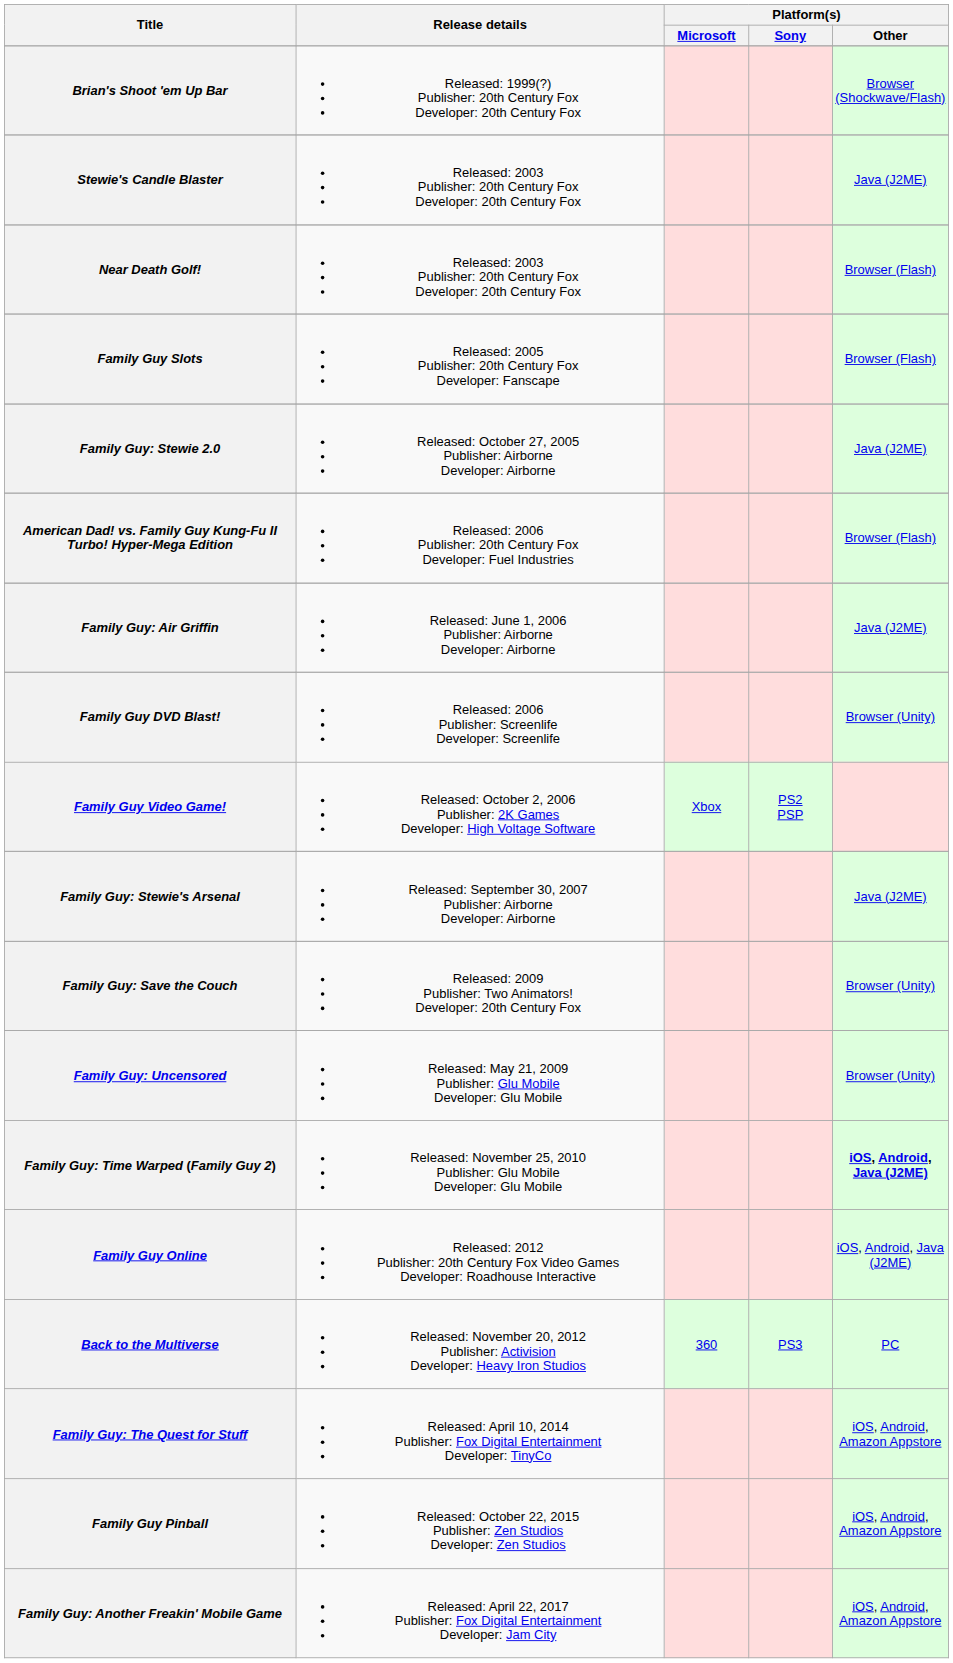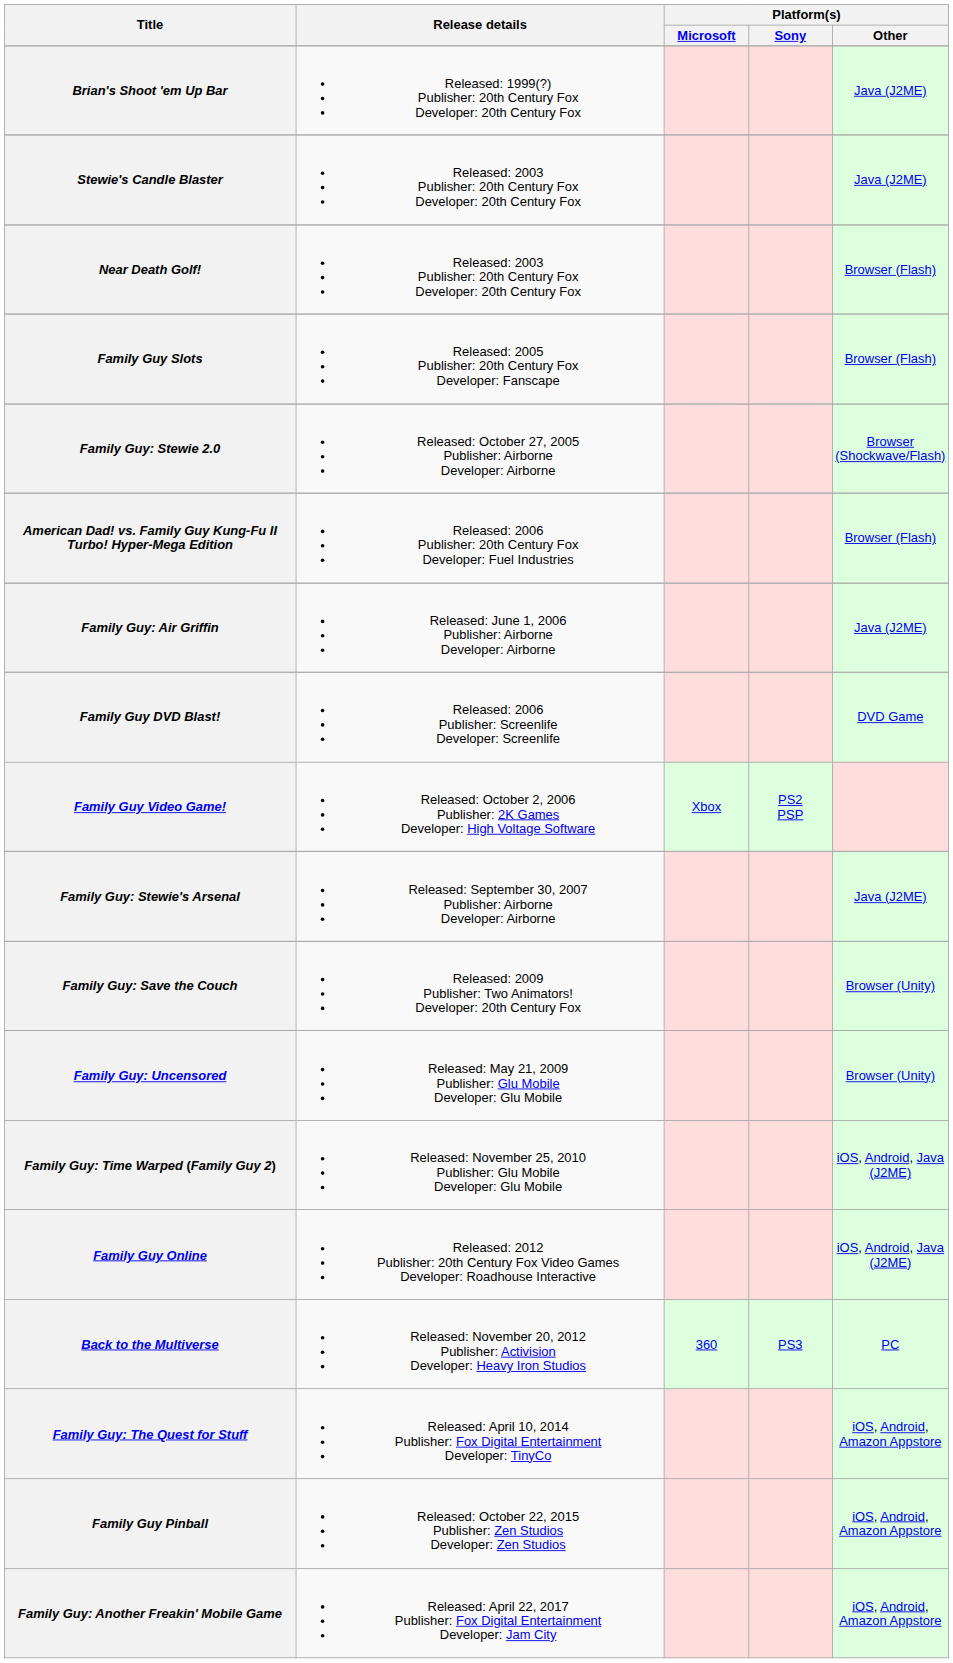(890, 91) Browser (Shockwave/Flash) -> (890, 91) Java (J2ME)
(890, 449) Java (J2ME) -> (890, 449) Browser (Shockwave/Flash)
(890, 718) Browser (Unity) -> (890, 718) DVD Game
(890, 1166) bold -> (890, 1166) normal
